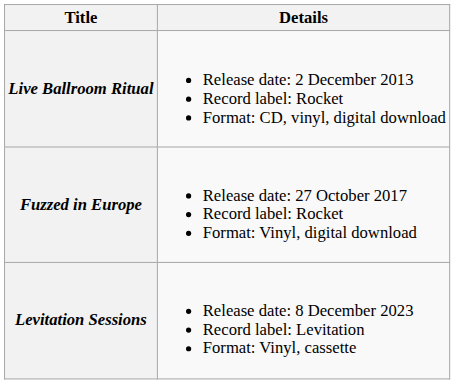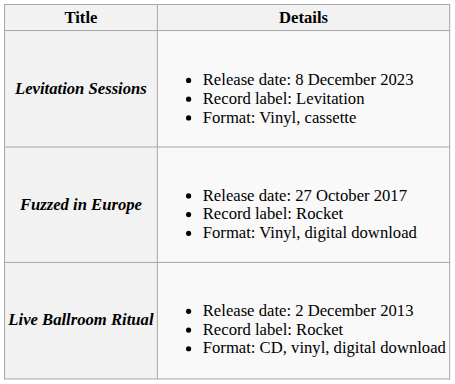rows swapped: (81, 88) <-> (81, 320)
